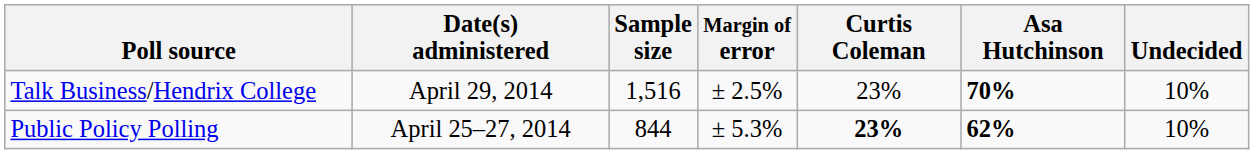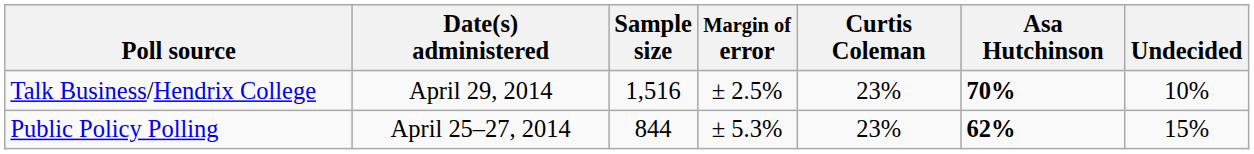(879, 129) bold -> (879, 129) normal
(1187, 129) 10% -> (1187, 129) 15%
